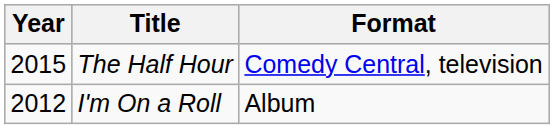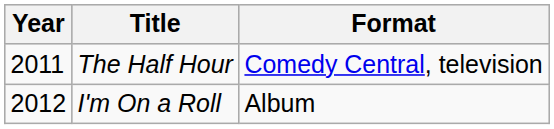(38, 63) 2015 -> (37, 63) 2011
